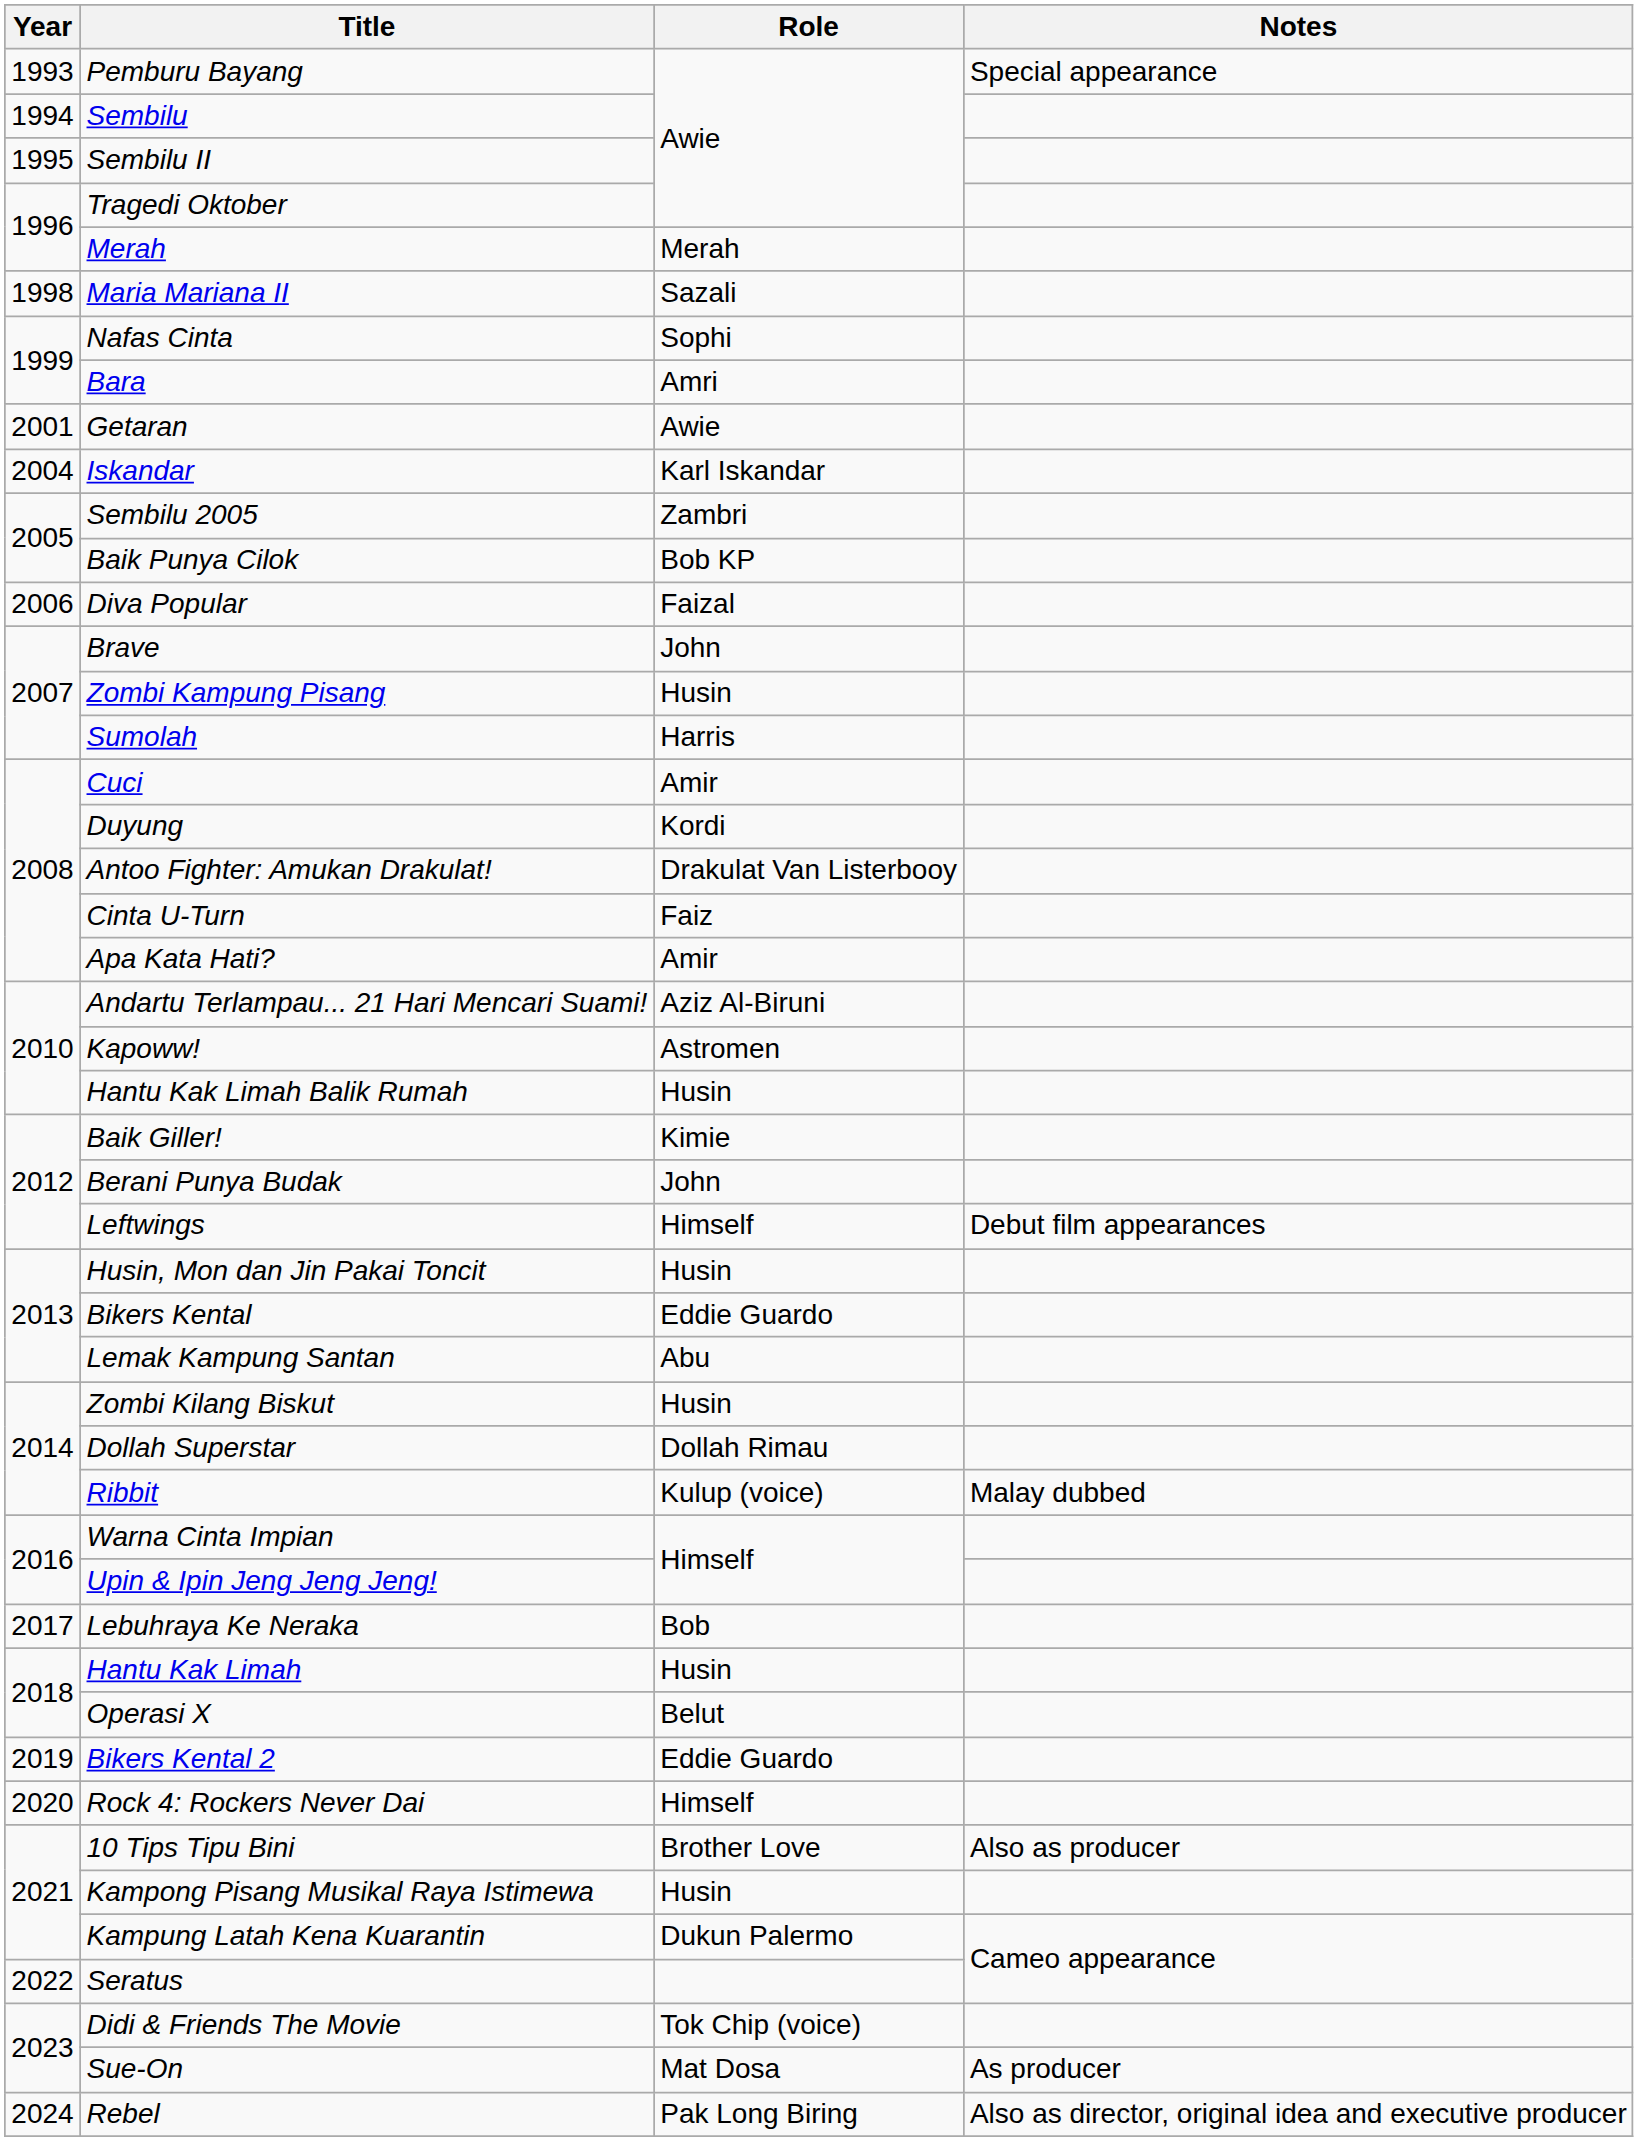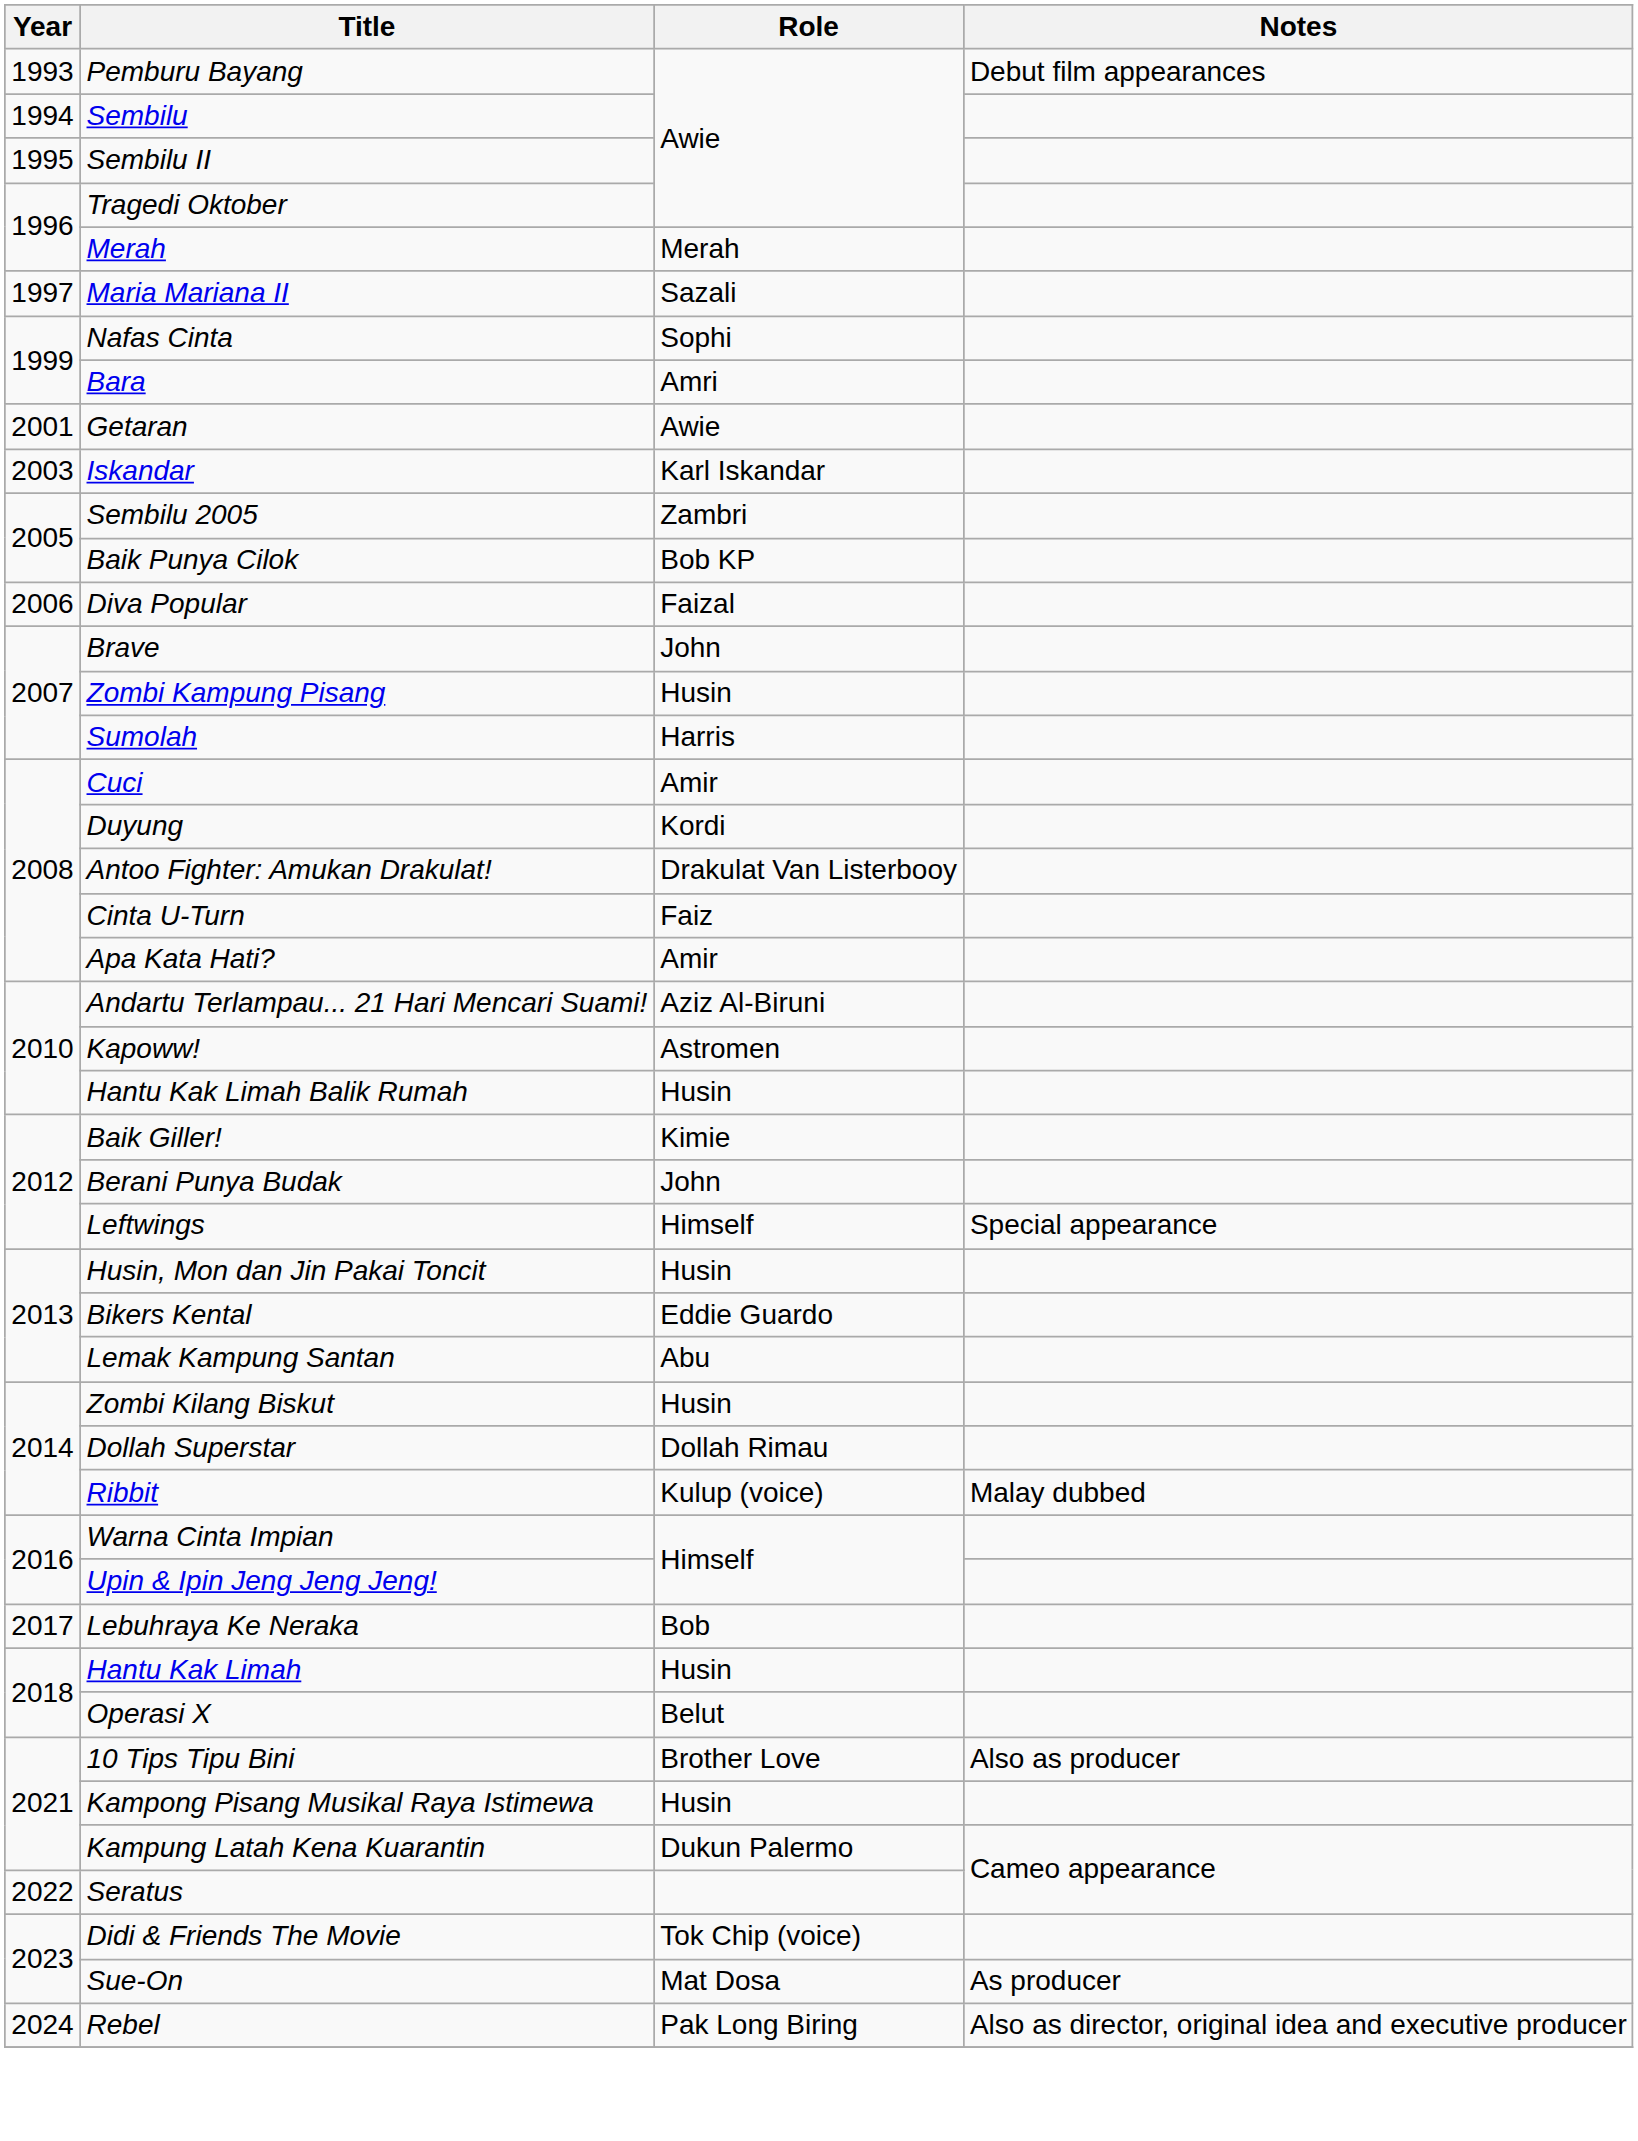(1094, 71) Special appearance -> (1118, 71) Debut film appearances
(42, 293) 1998 -> (42, 293) 1997
(42, 470) 2004 -> (42, 470) 2003
(1118, 1225) Debut film appearances -> (1094, 1225) Special appearance
- row: (181, 1758)
- row: (255, 1802)
